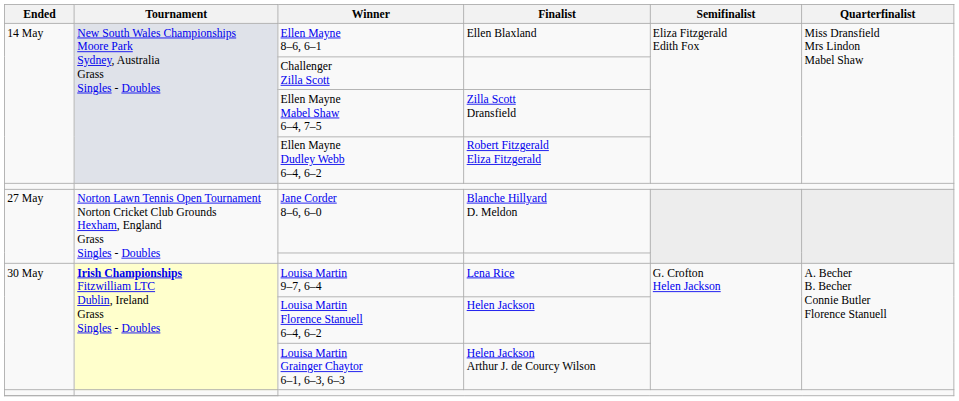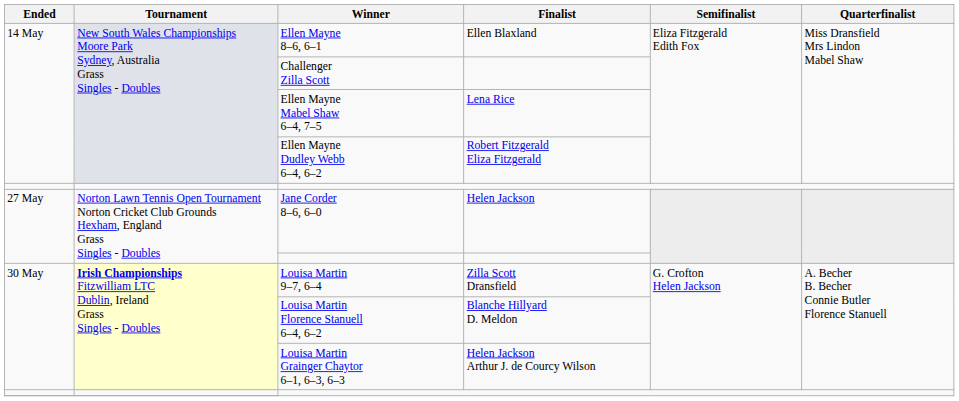(491, 106) Zilla Scott Dransfield -> (491, 99) Lena Rice
(507, 205) Blanche Hillyard D. Meldon -> (501, 198) Helen Jackson
(491, 272) Lena Rice -> (491, 279) Zilla Scott Dransfield
(501, 305) Helen Jackson -> (507, 312) Blanche Hillyard D. Meldon
